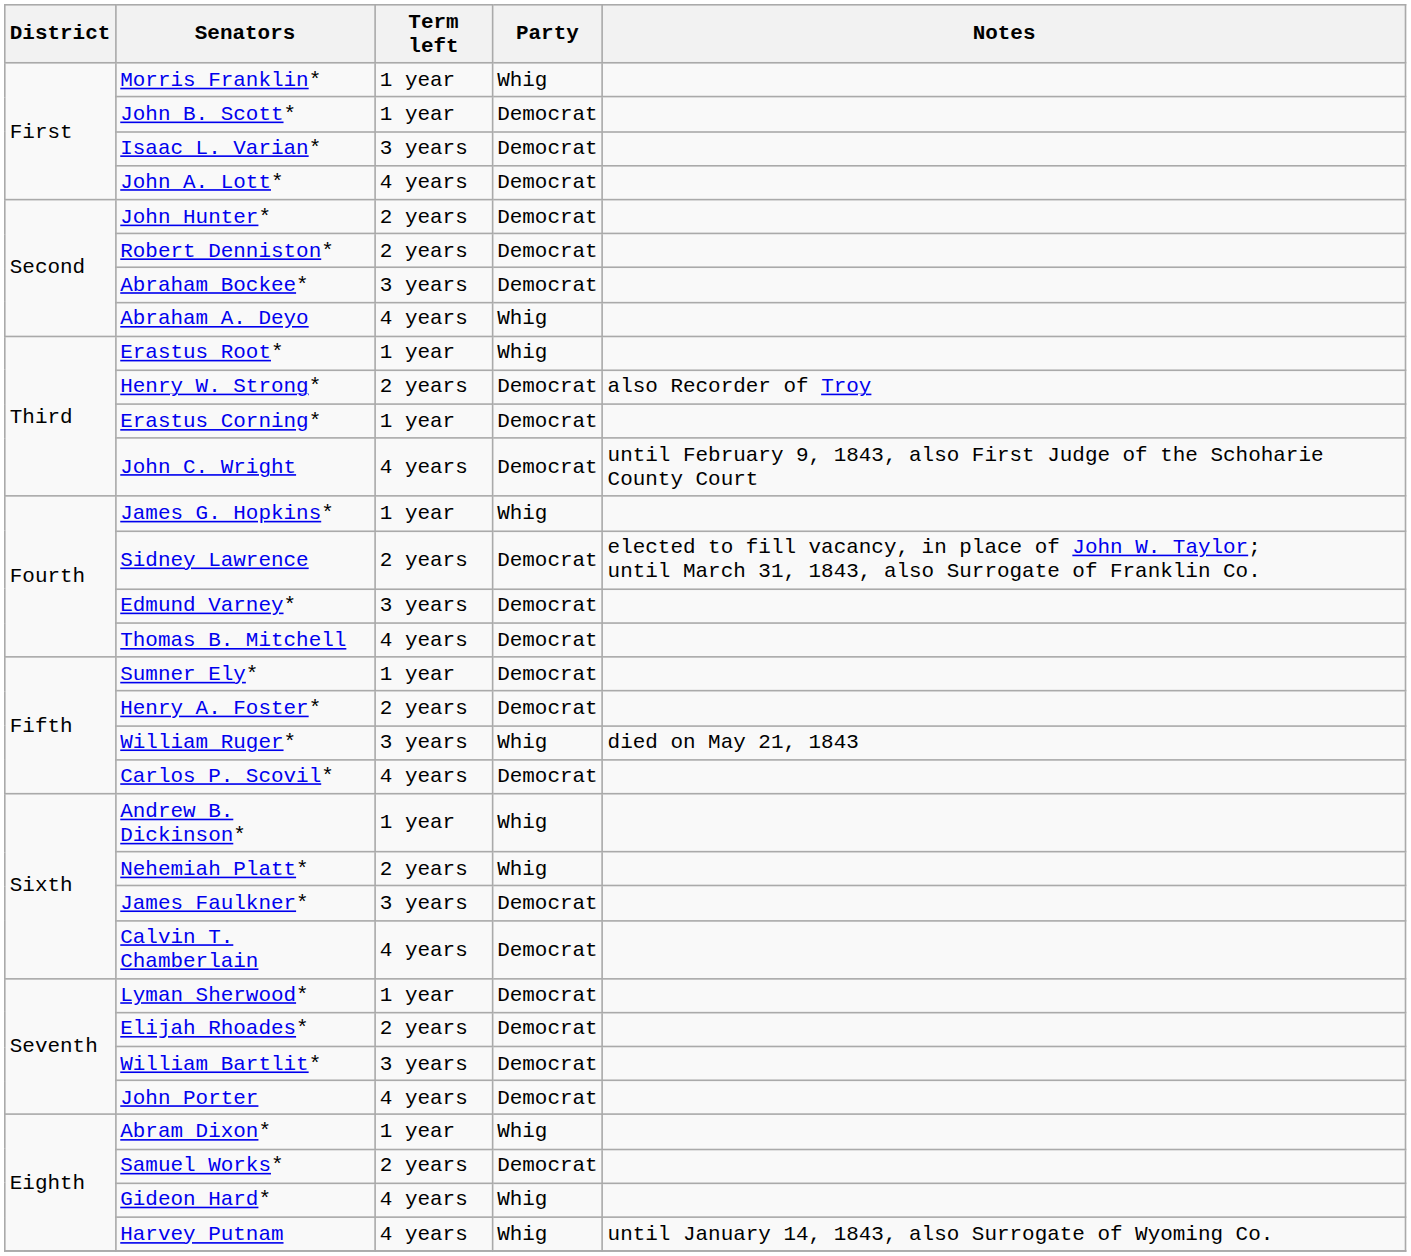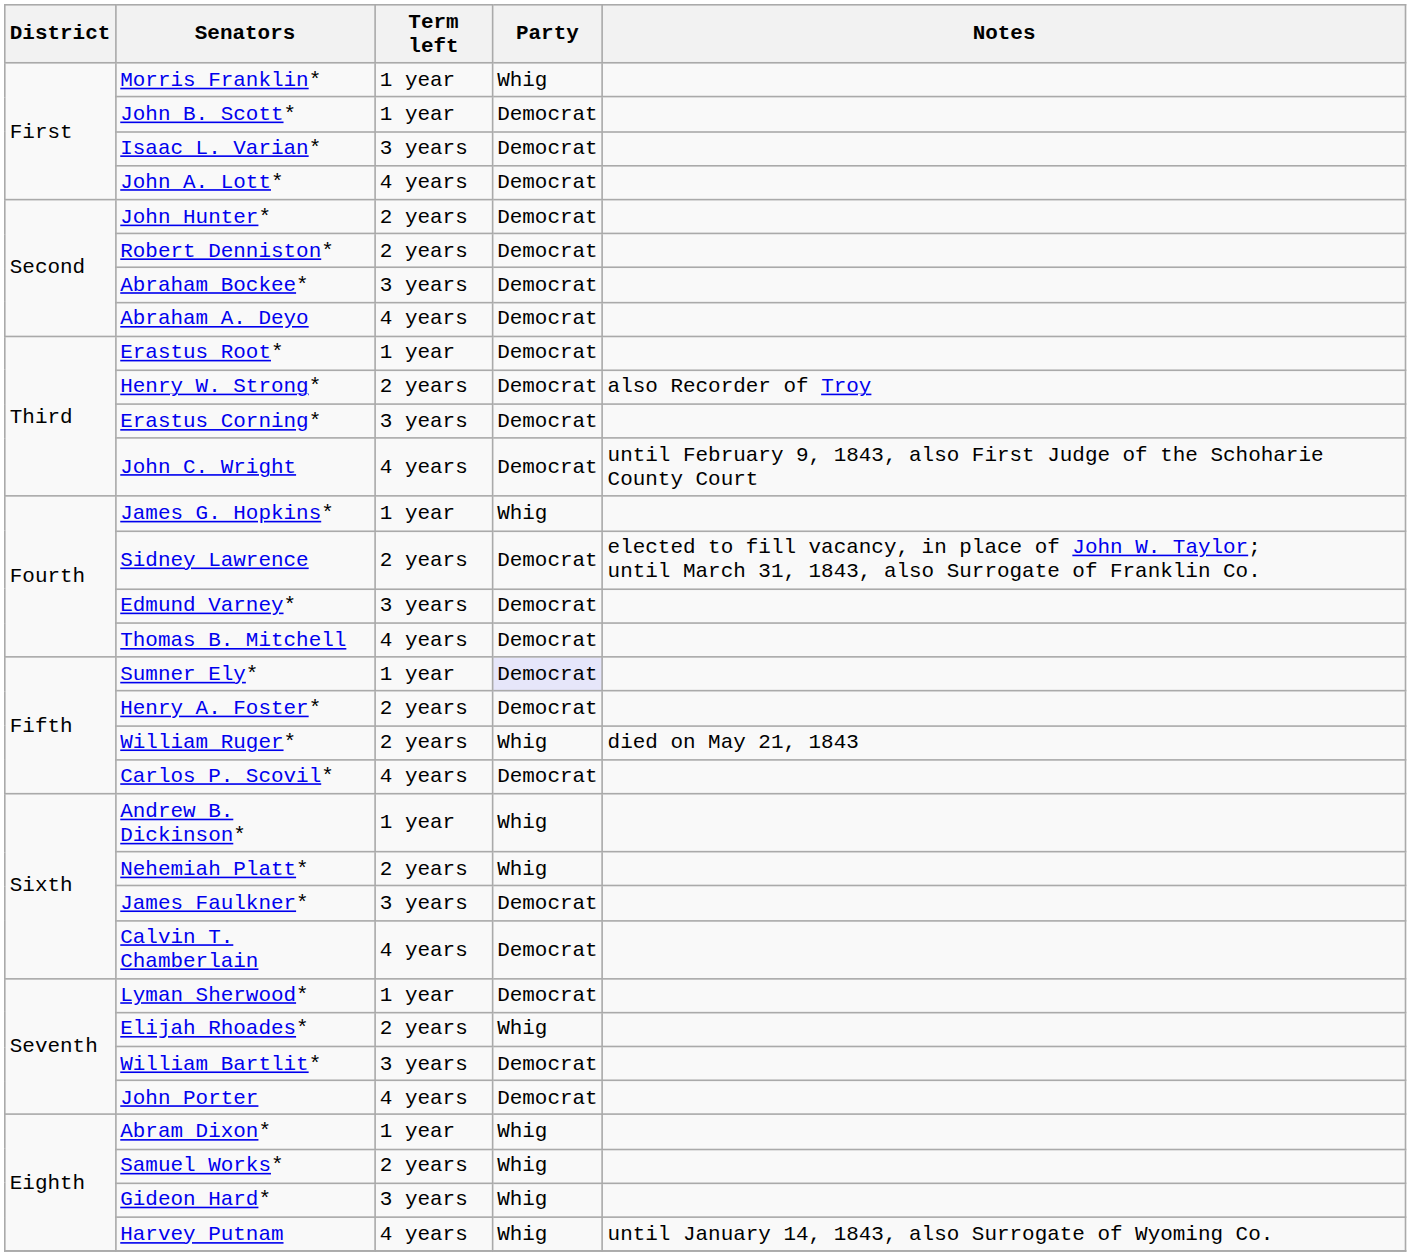(522, 319) Whig -> (547, 319) Democrat
(522, 353) Whig -> (547, 353) Democrat
(417, 421) 1 year -> (424, 421) 3 years
(547, 674) no background -> (547, 674) lavender background
(424, 742) 3 years -> (424, 742) 2 years
(547, 1030) Democrat -> (522, 1030) Whig
(547, 1166) Democrat -> (522, 1166) Whig
(424, 1200) 4 years -> (424, 1200) 3 years
